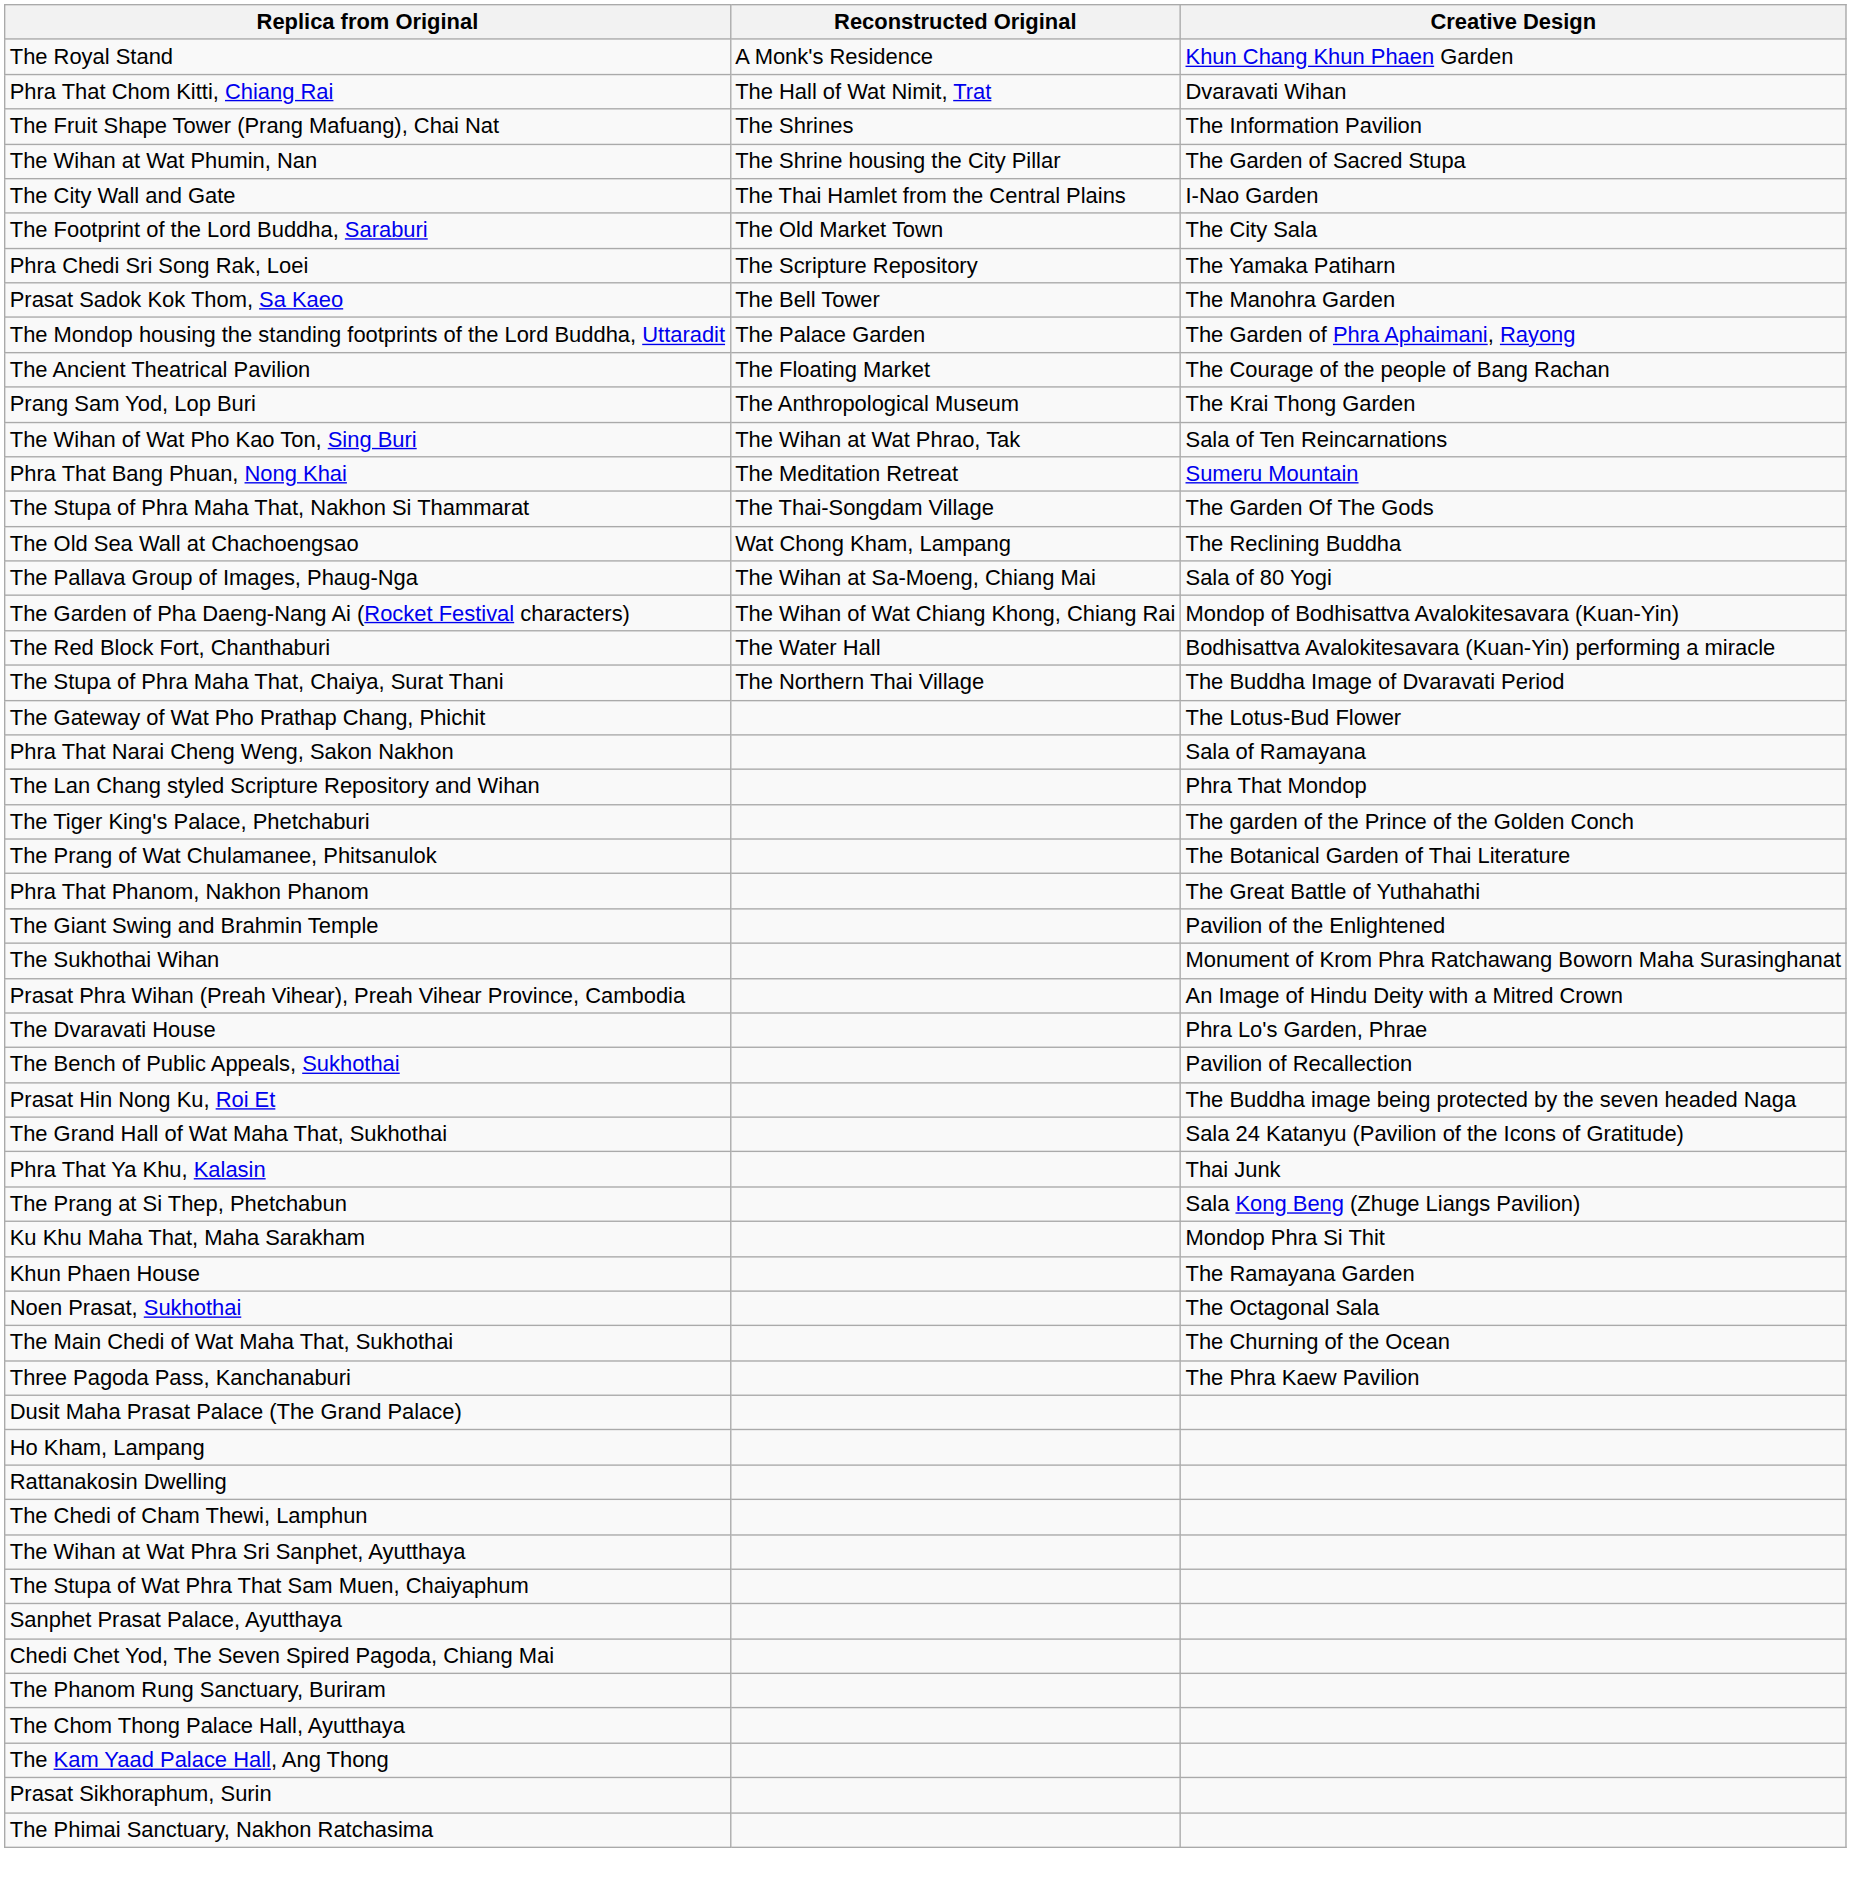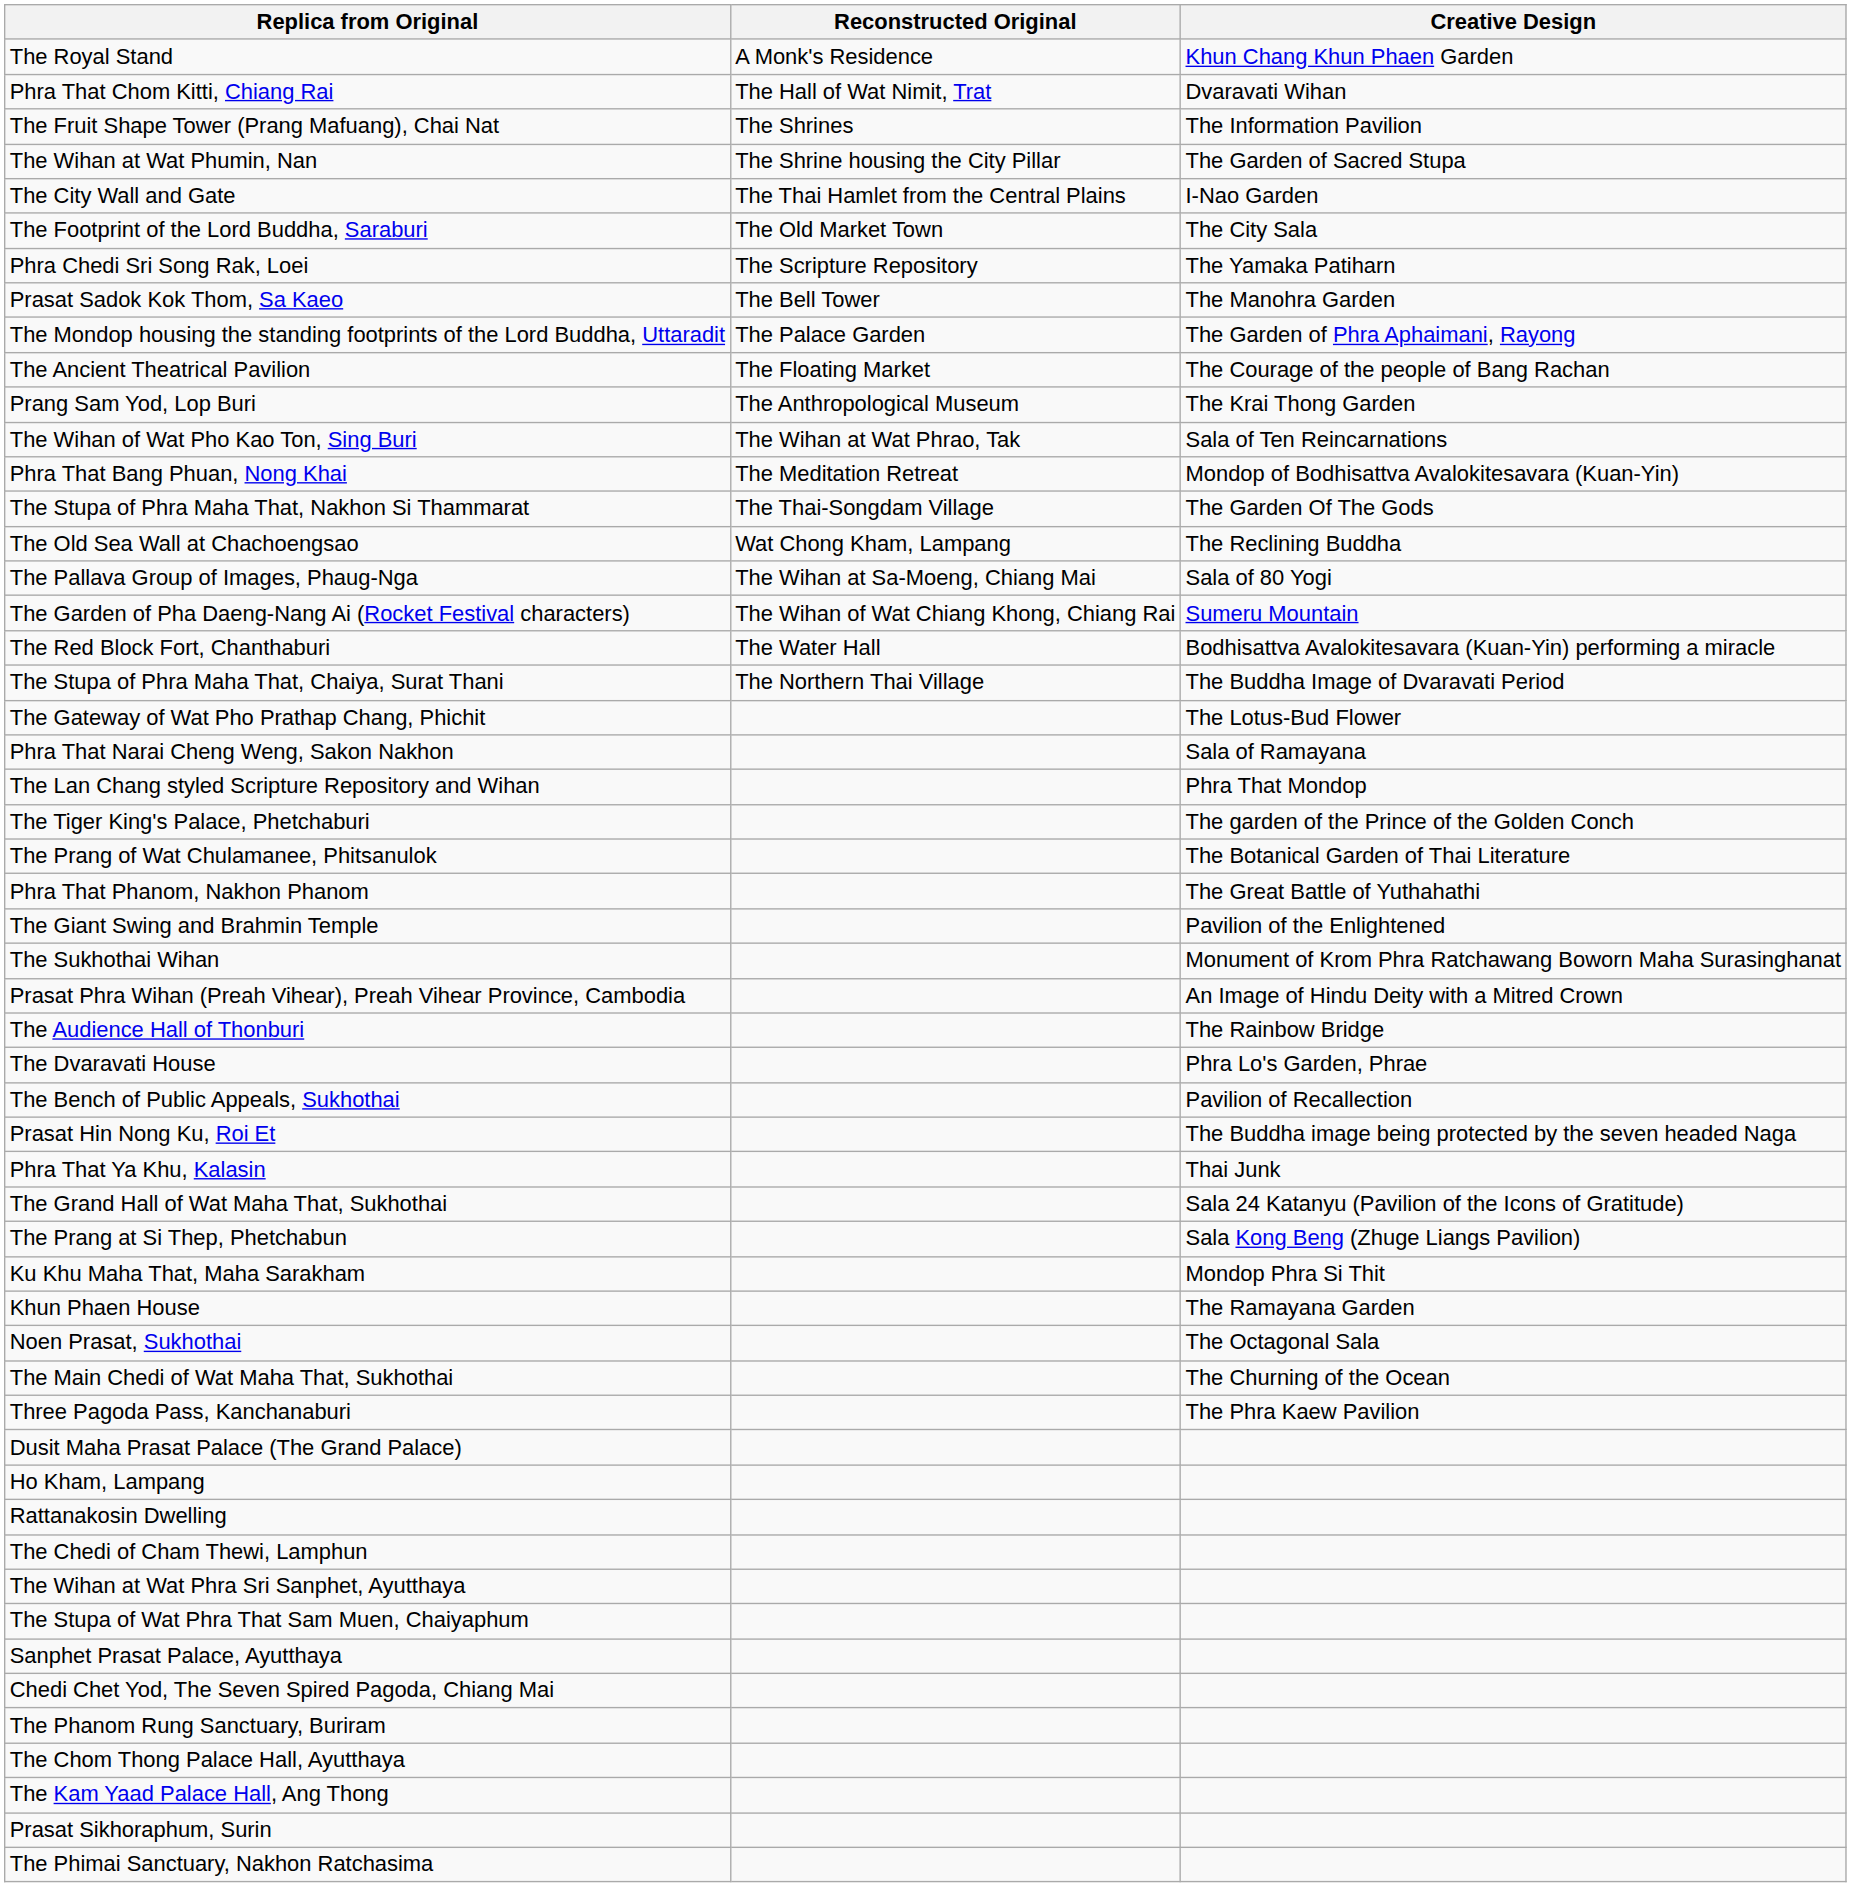(1272, 473) Sumeru Mountain -> (1432, 473) Mondop of Bodhisattva Avalokitesavara (Kuan-Yin)
(1432, 612) Mondop of Bodhisattva Avalokitesavara (Kuan-Yin) -> (1272, 612) Sumeru Mountain
+ row: (157, 1030)
rows swapped: (138, 1169) <-> (228, 1134)
